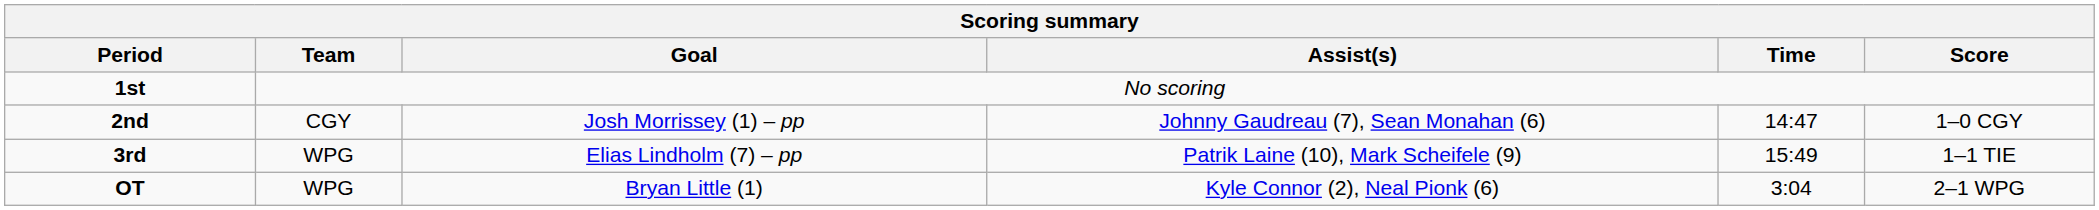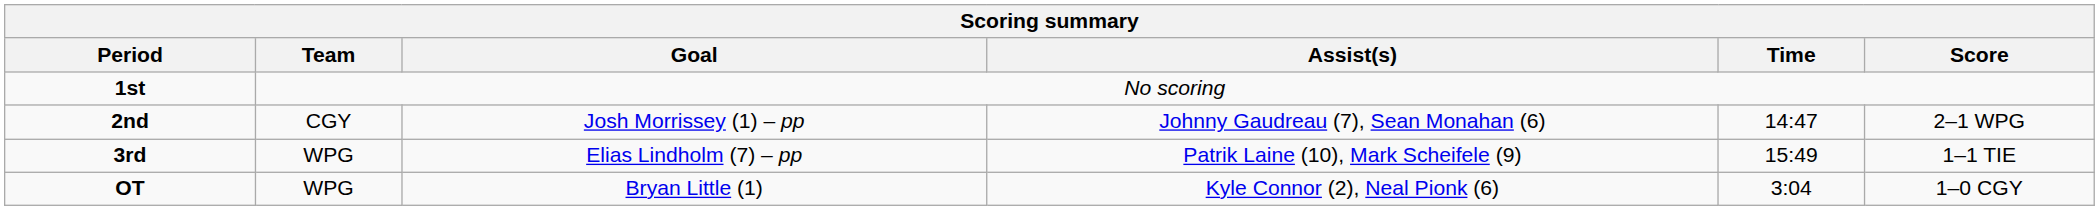(1979, 121) 1–0 CGY -> (1979, 121) 2–1 WPG
(1979, 188) 2–1 WPG -> (1979, 188) 1–0 CGY
